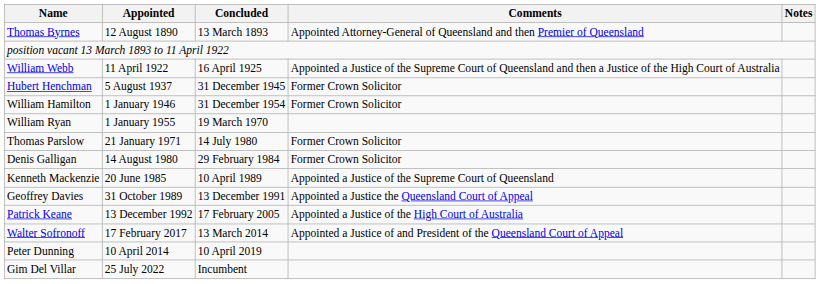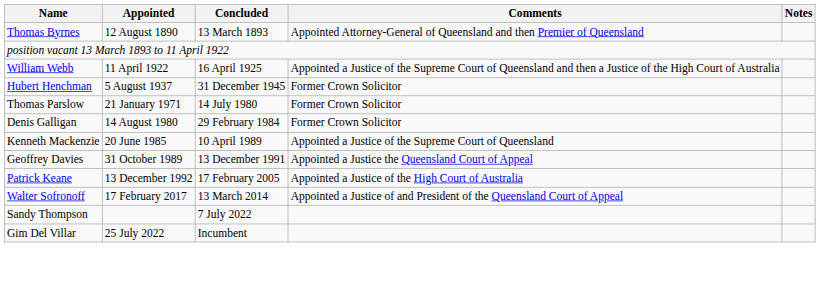- row: (49, 104)
- row: (39, 123)
- row: (40, 251)
+ row: (47, 214)
